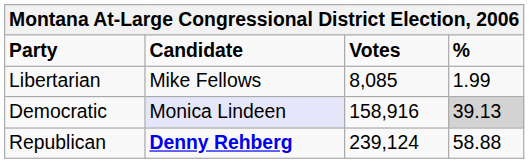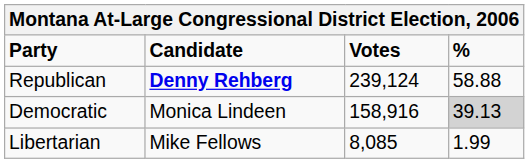rows swapped: (58, 142) <-> (55, 81)
(218, 111) lavender background -> (218, 111) no background
